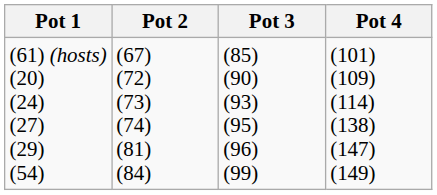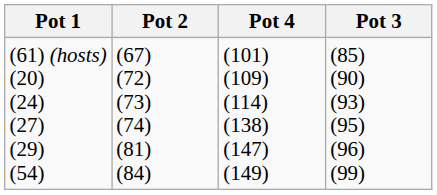columns swapped: (272, 21) <-> (379, 21)
